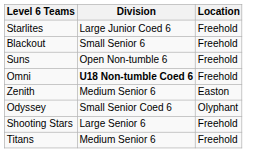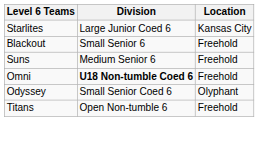(218, 28) Freehold -> (225, 28) Kansas City
(123, 60) Open Non-tumble 6 -> (118, 60) Medium Senior 6
- row: (21, 92)
- row: (40, 124)
(118, 140) Medium Senior 6 -> (123, 108) Open Non-tumble 6
